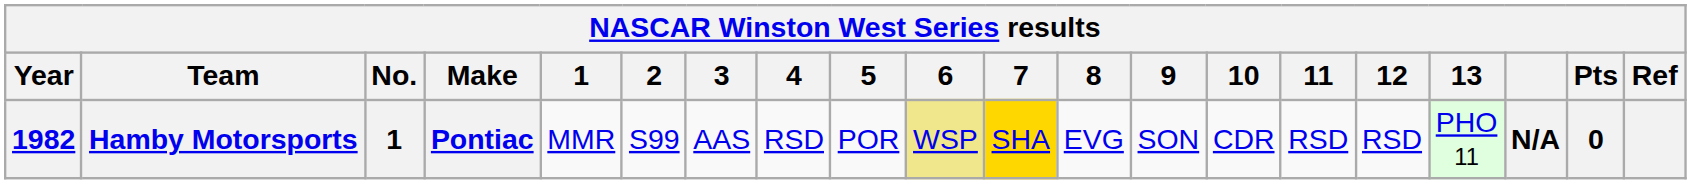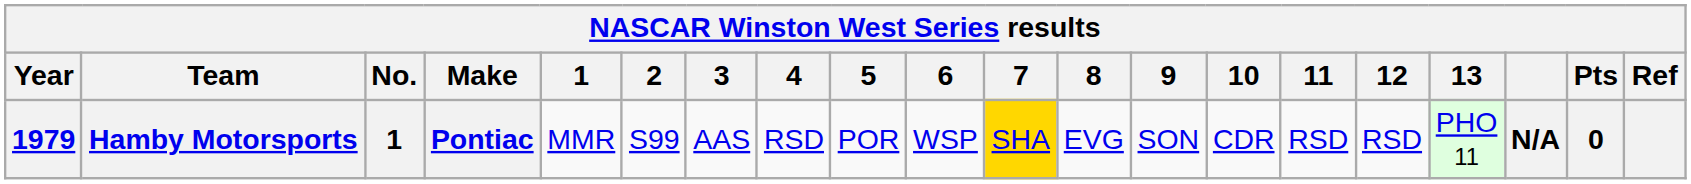(44, 139) 1982 -> (44, 139) 1979
(945, 139) khaki background -> (945, 139) no background
